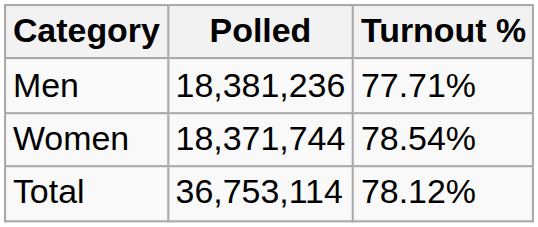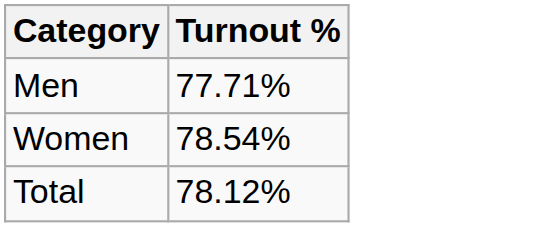- column: (260, 31)
